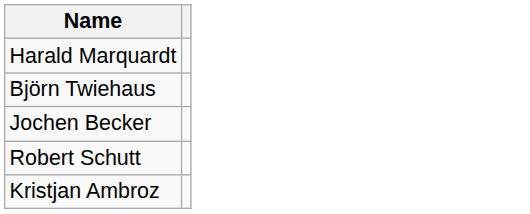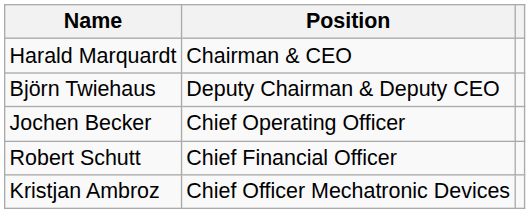+ column: (348, 21)
